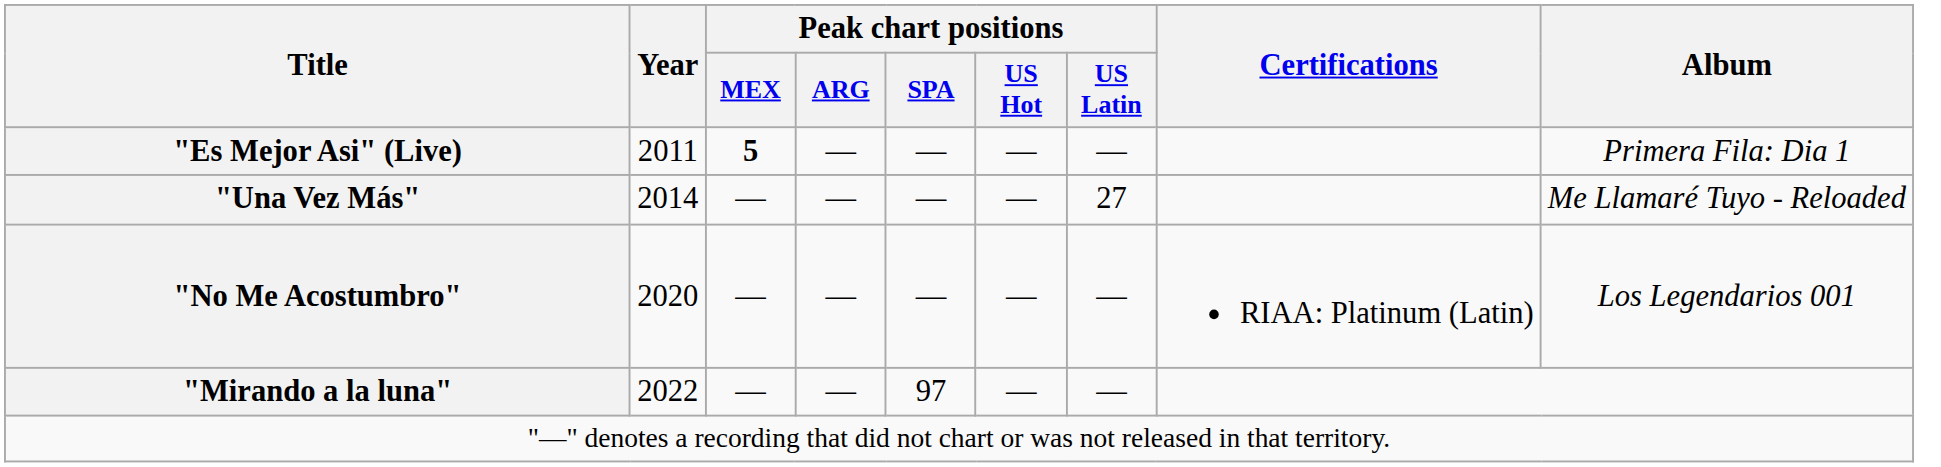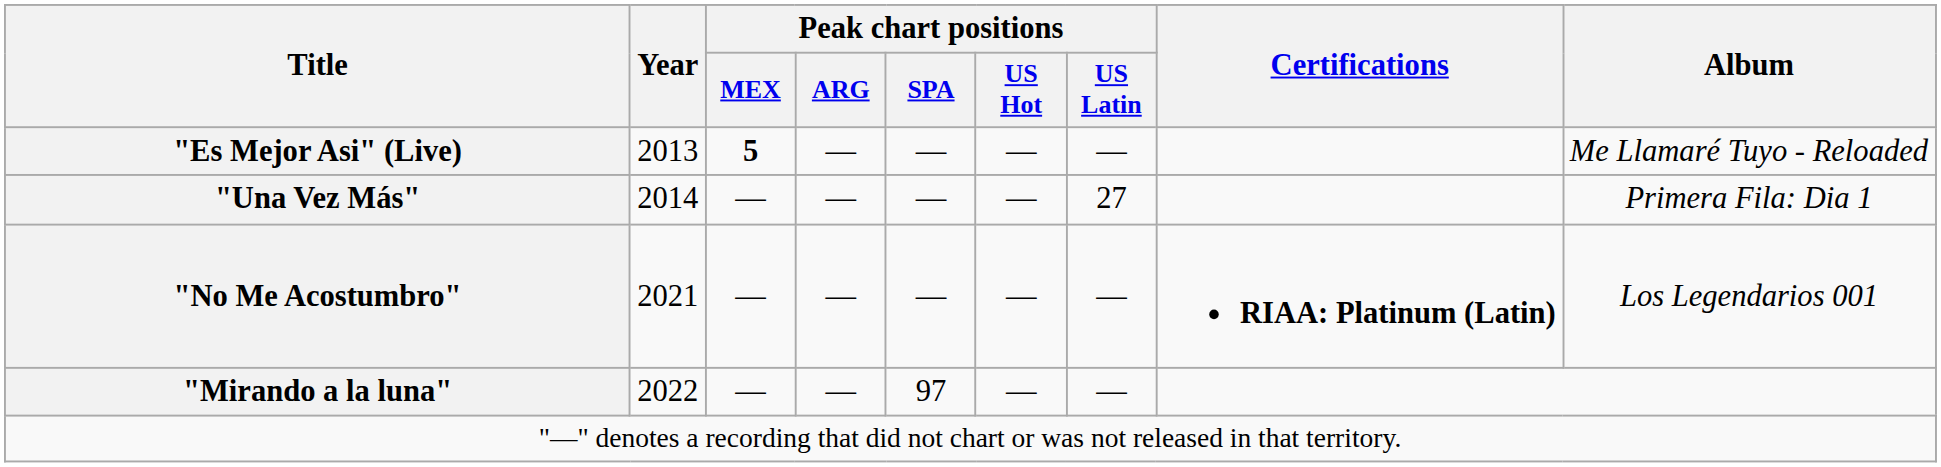(668, 150) 2011 -> (668, 150) 2013
(1727, 150) Primera Fila: Dia 1 -> (1749, 150) Me Llamaré Tuyo - Reloaded
(1727, 199) Me Llamaré Tuyo - Reloaded -> (1749, 199) Primera Fila: Dia 1
(668, 295) 2020 -> (668, 295) 2021
(1349, 313) normal -> (1360, 313) bold
